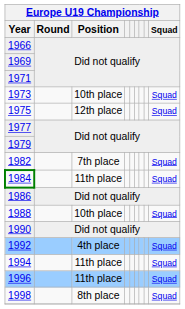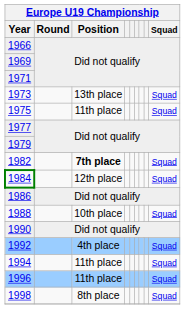(98, 95) 10th place -> (98, 95) 13th place
(98, 111) 12th place -> (98, 111) 11th place
(98, 161) normal -> (98, 161) bold
(98, 178) 11th place -> (98, 178) 12th place
